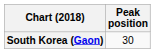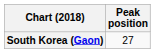(128, 40) 30 -> (128, 40) 27
